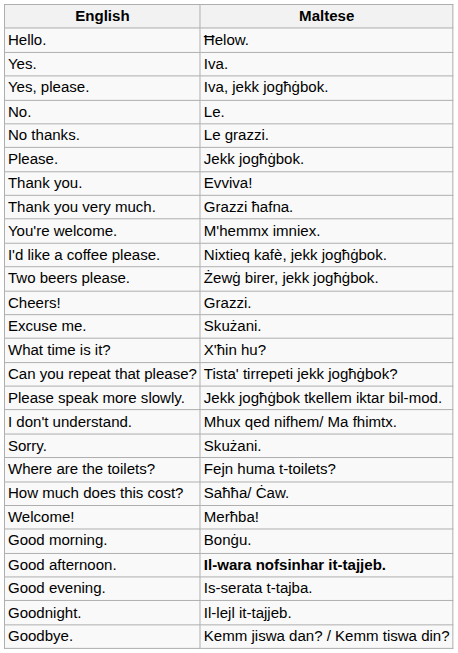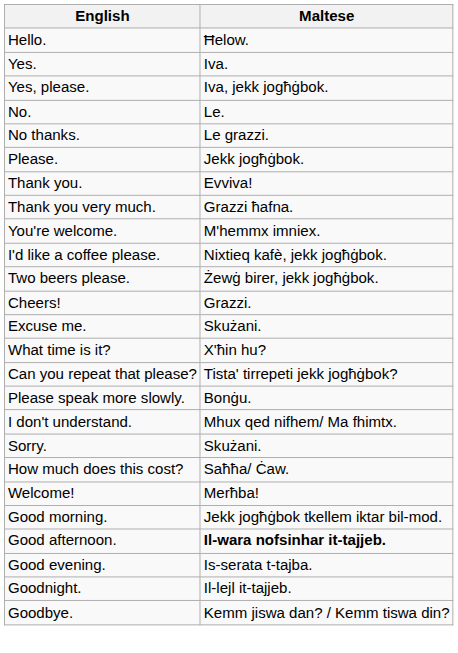(323, 398) Jekk jogħġbok tkellem iktar bil-mod. -> (228, 398) Bonġu.
- row: (82, 469)
(228, 541) Bonġu. -> (323, 517) Jekk jogħġbok tkellem iktar bil-mod.
